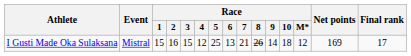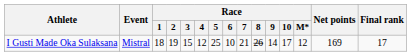(159, 43) 15 -> (159, 43) 18
(173, 43) 16 -> (173, 43) 19
(230, 43) 13 -> (230, 43) 10
(287, 43) 18 -> (287, 43) 17
